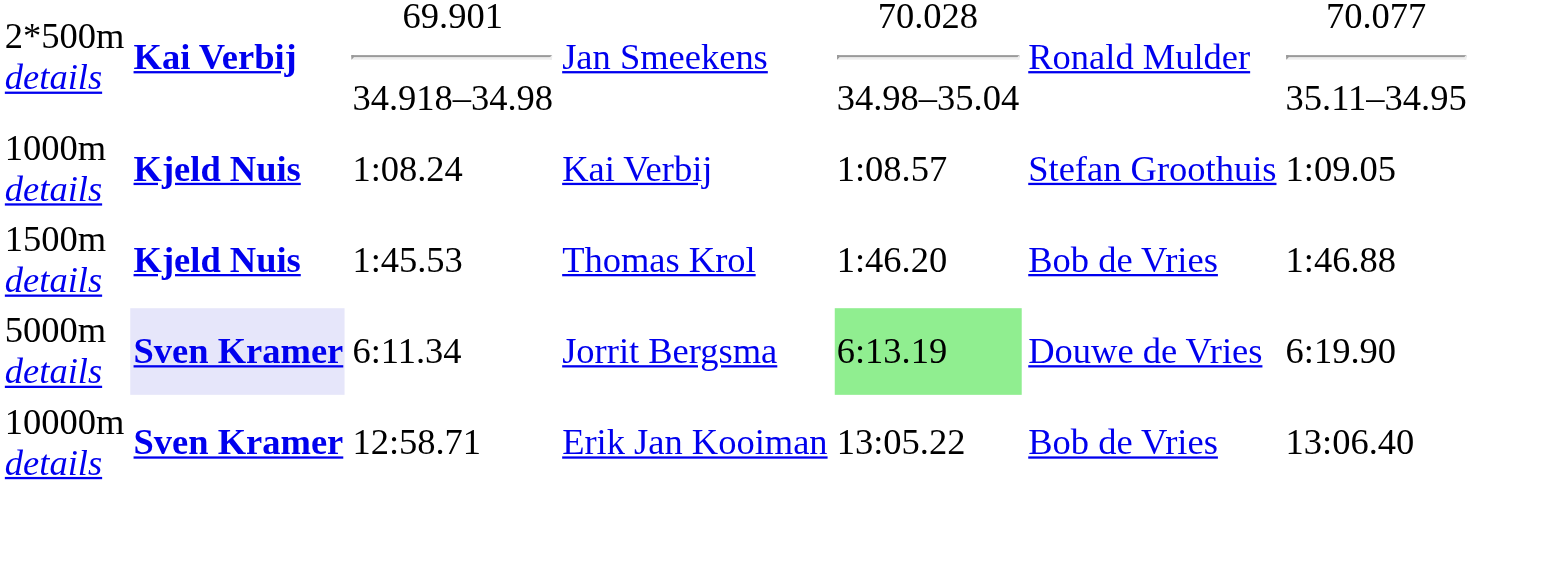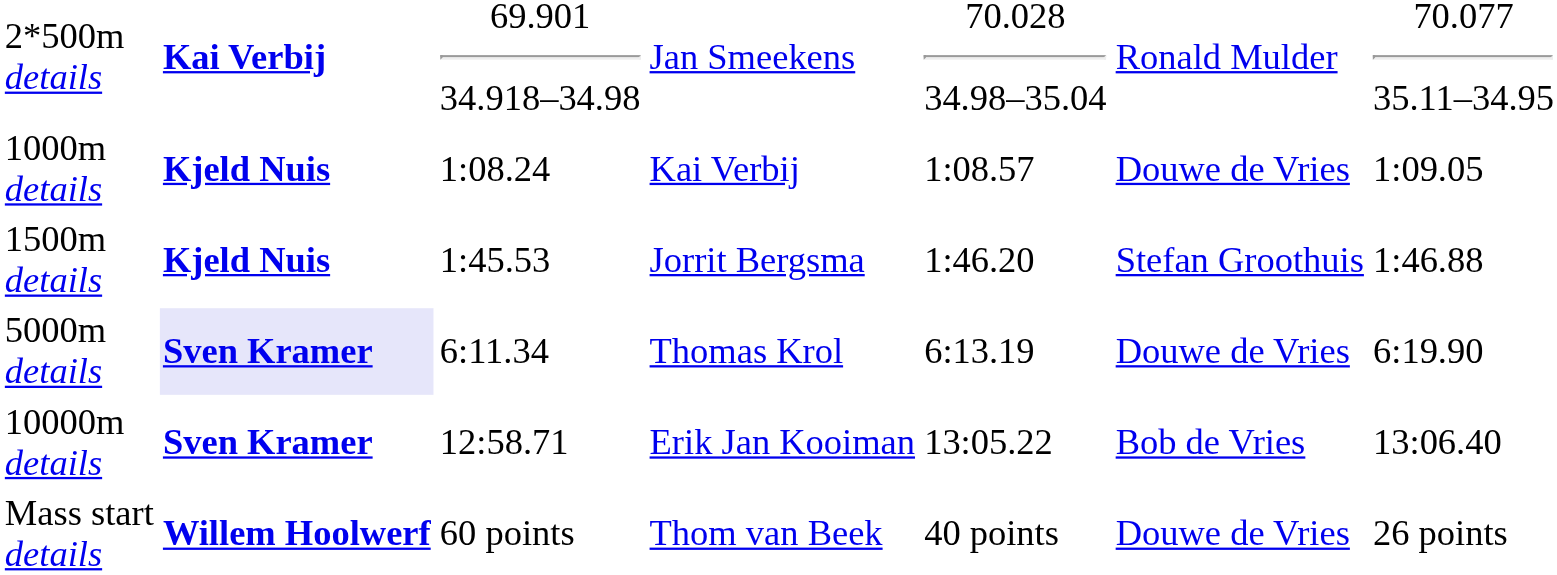(1152, 168) Stefan Groothuis -> (1233, 168) Douwe de Vries
(659, 259) Thomas Krol -> (757, 259) Jorrit Bergsma
(1123, 259) Bob de Vries -> (1240, 259) Stefan Groothuis
(670, 350) Jorrit Bergsma -> (746, 350) Thomas Krol
(892, 350) lightgreen background -> (979, 350) no background
+ row: (79, 533)
